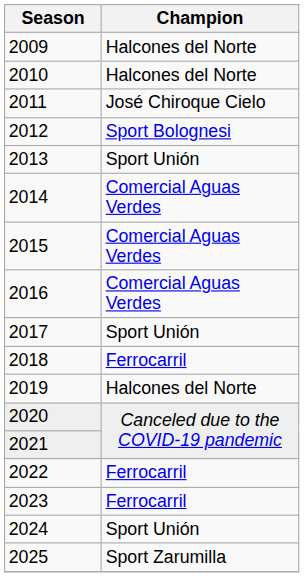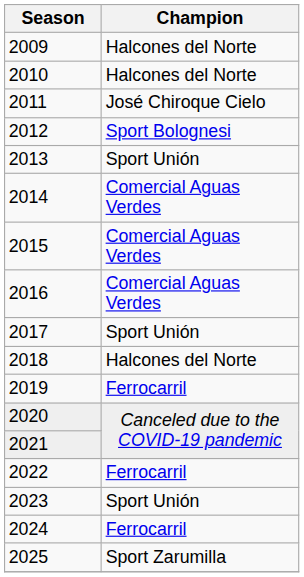(146, 360) Ferrocarril -> (181, 360) Halcones del Norte
(181, 388) Halcones del Norte -> (146, 388) Ferrocarril
(146, 501) Ferrocarril -> (153, 501) Sport Unión
(153, 529) Sport Unión -> (146, 529) Ferrocarril
